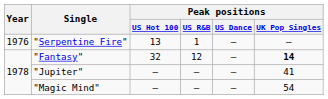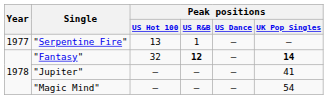(18, 42) 1976 -> (18, 42) 1977
(197, 57) normal -> (197, 57) bold
